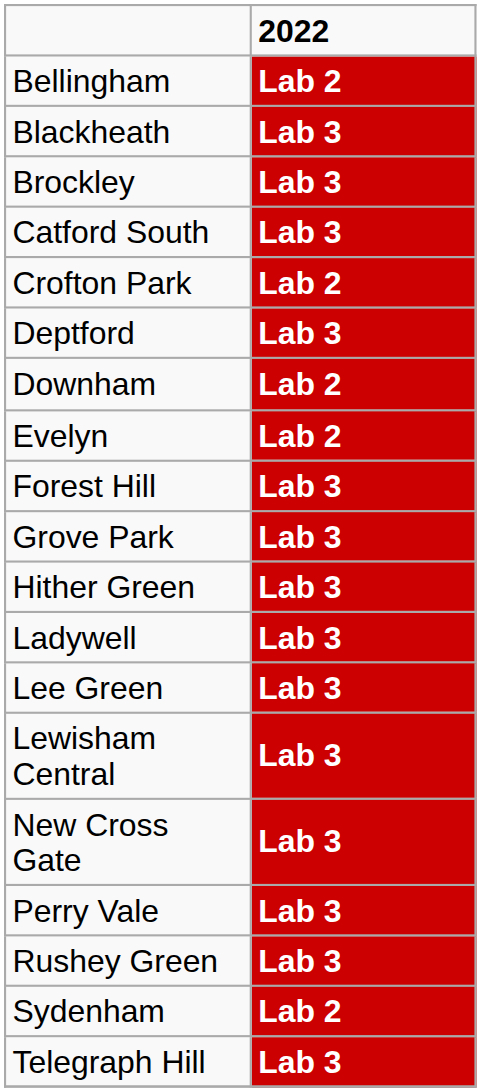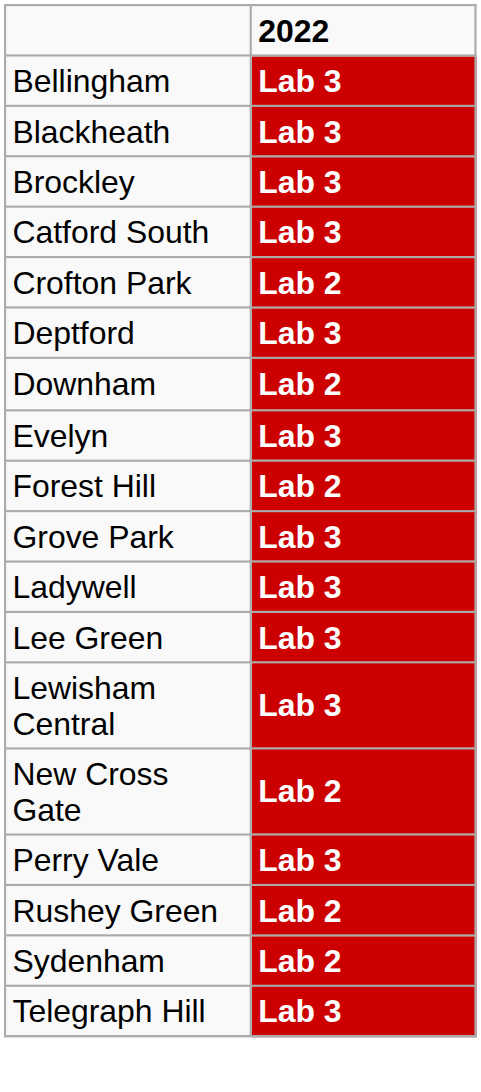(300, 81) Lab 2 -> (300, 81) Lab 3
(300, 435) Lab 2 -> (300, 435) Lab 3
(300, 485) Lab 3 -> (300, 485) Lab 2
- row: (104, 586)
(300, 842) Lab 3 -> (300, 791) Lab 2
(300, 961) Lab 3 -> (300, 910) Lab 2
